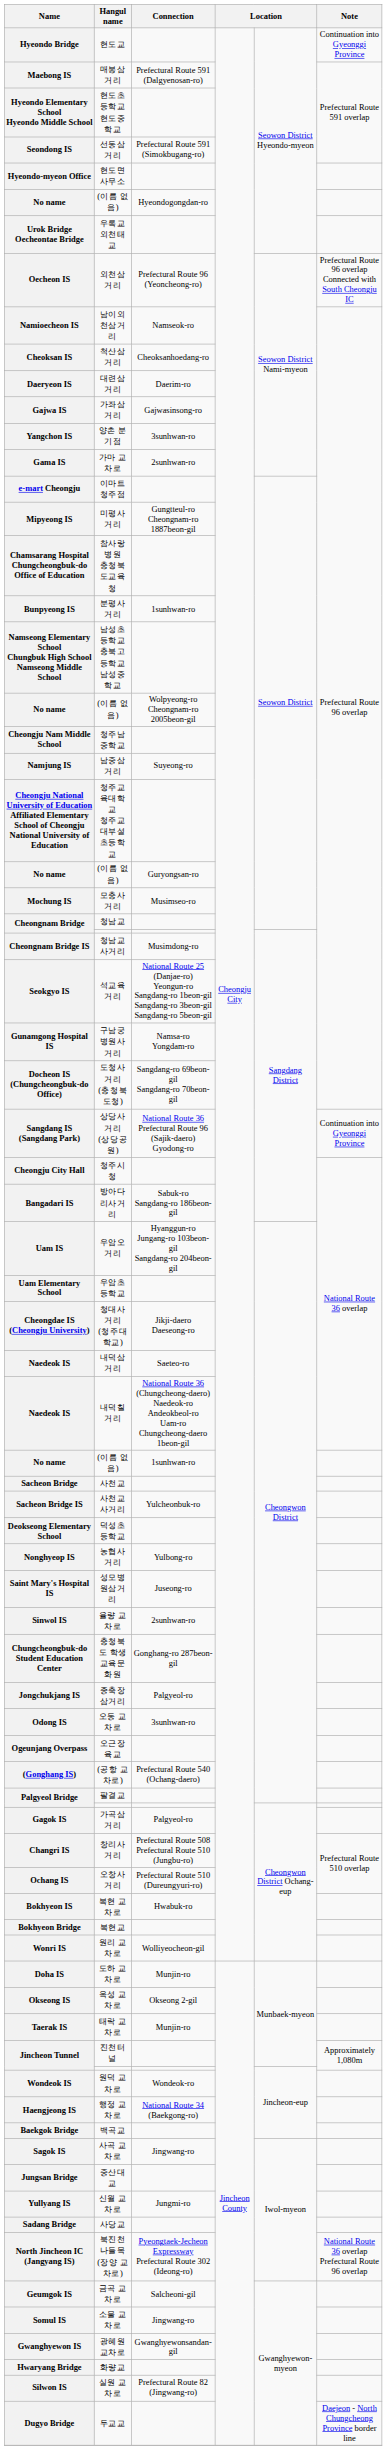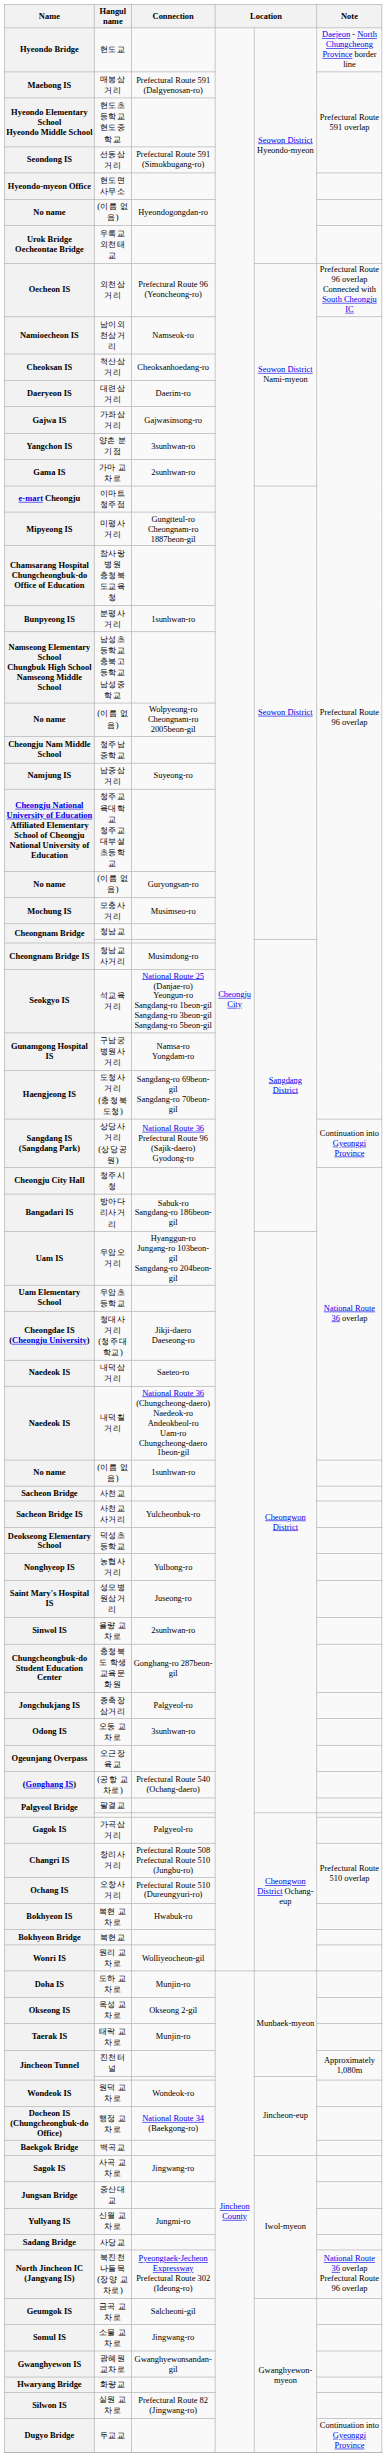(349, 44) Continuation into Gyeonggi Province -> (349, 49) Daejeon - North Chungcheong Province border line
(49, 1084) Docheon IS (Chungcheongbuk-do Office) -> (49, 1094) Haengjeong IS
(49, 2109) Haengjeong IS -> (49, 2123) Docheon IS (Chungcheongbuk-do Office)
(349, 2422) Daejeon - North Chungcheong Province border line -> (349, 2435) Continuation into Gyeonggi Province
